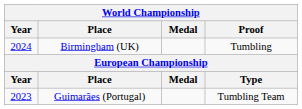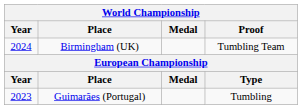(251, 46) Tumbling -> (251, 46) Tumbling Team
(251, 96) Tumbling Team -> (251, 96) Tumbling
